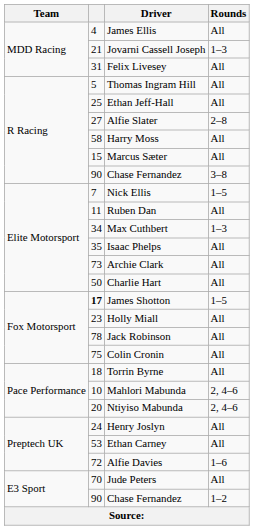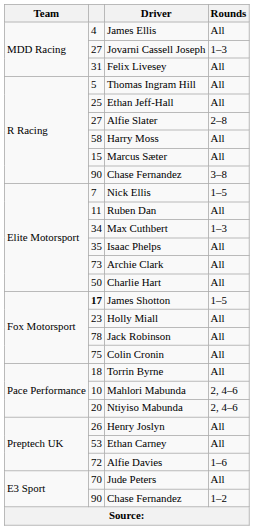(96, 48) 21 -> (96, 48) 27
(96, 425) 24 -> (96, 425) 26
